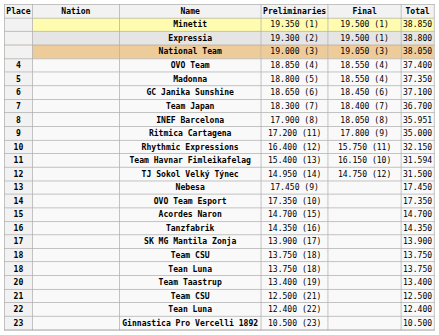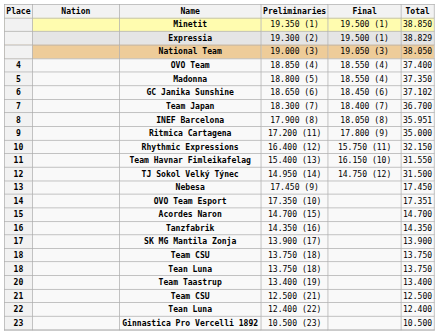(418, 38) 38.800 -> (418, 38) 38.829
(418, 92) 37.100 -> (418, 92) 37.102
(418, 160) 31.594 -> (418, 160) 31.550
(418, 201) 17.350 -> (418, 201) 17.351
